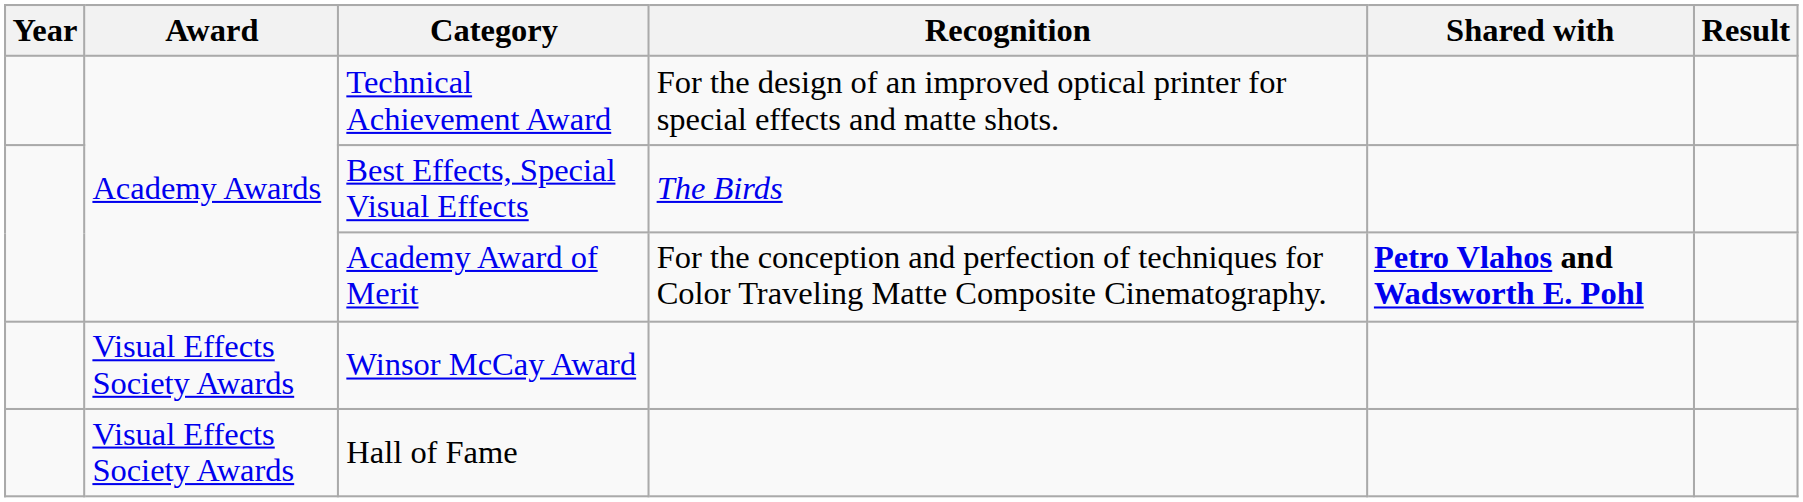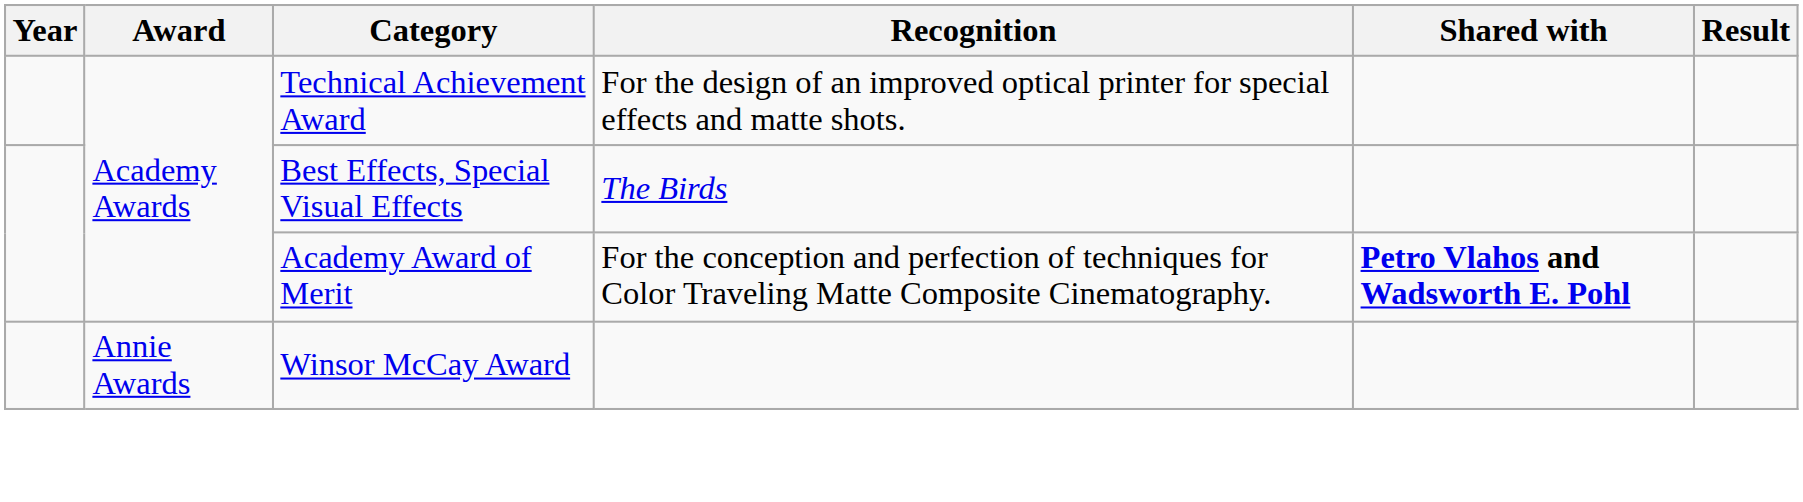(193, 364) Visual Effects Society Awards -> (141, 364) Annie Awards
- row: (432, 452)
